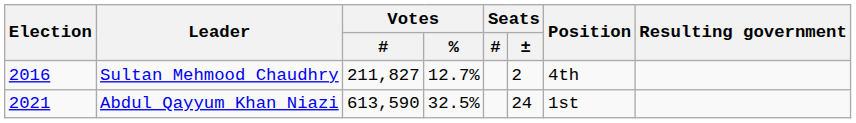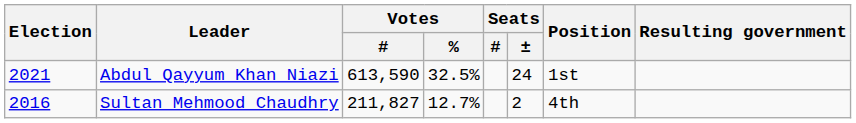rows swapped: (219, 75) <-> (219, 103)
